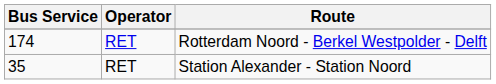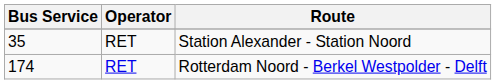rows swapped: (295, 66) <-> (333, 41)
